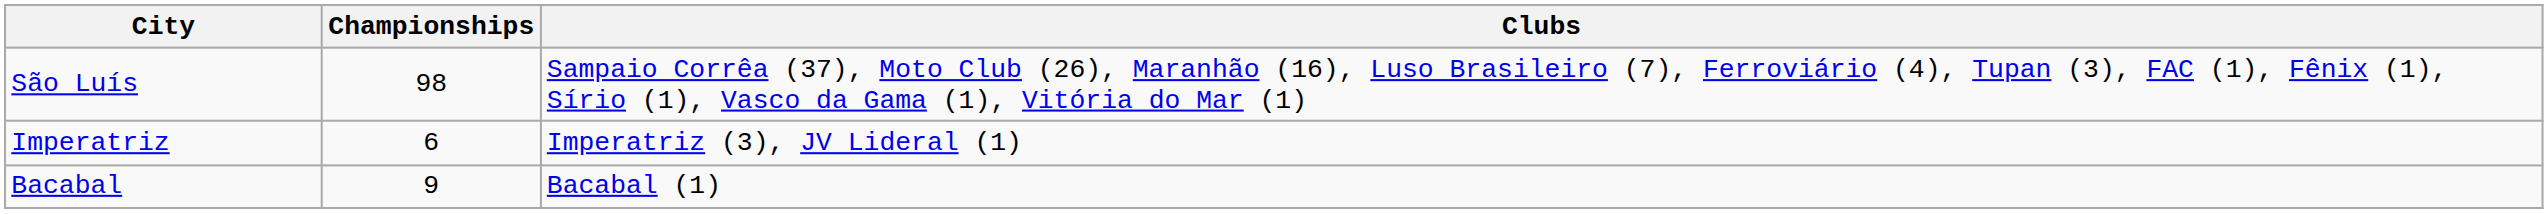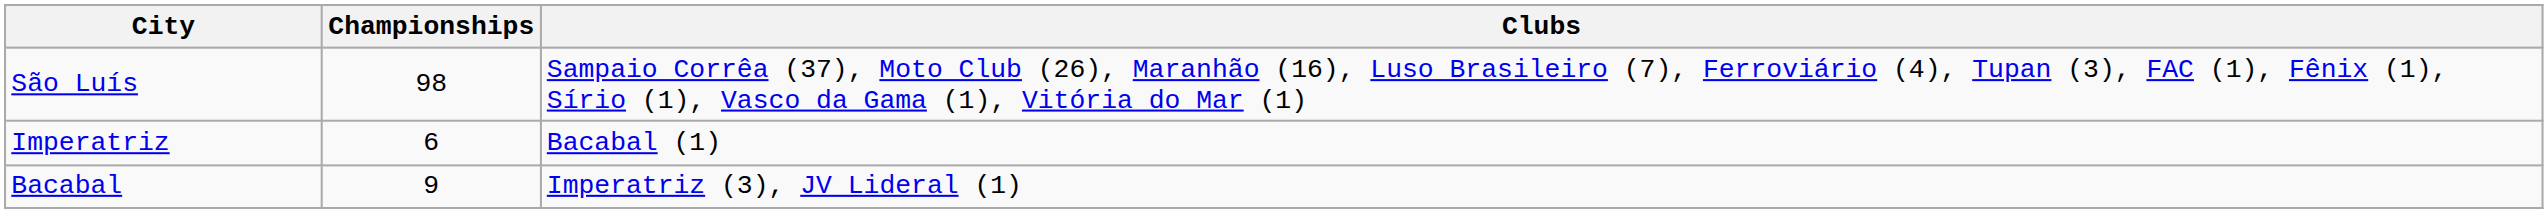(784, 143) Imperatriz (3), JV Lideral (1) -> (634, 143) Bacabal (1)
(634, 186) Bacabal (1) -> (784, 186) Imperatriz (3), JV Lideral (1)
